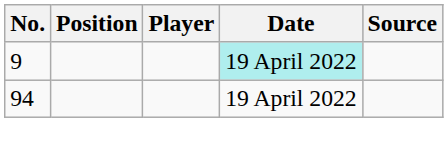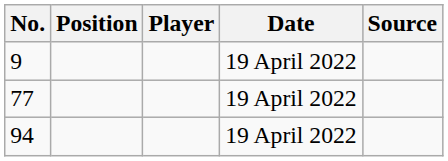(291, 60) paleturquoise background -> (291, 60) no background
+ row: (22, 98)
